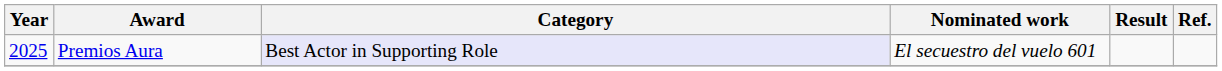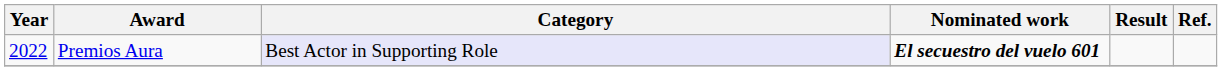(28, 50) 2025 -> (28, 50) 2022
(995, 50) normal -> (997, 50) bold
